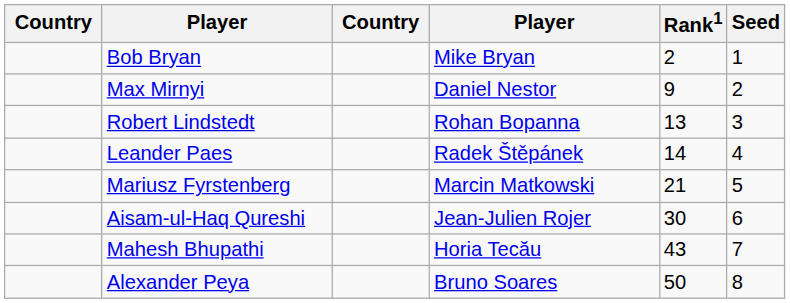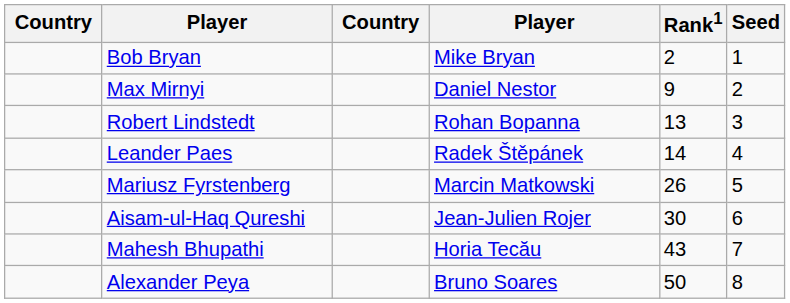(675, 185) 21 -> (675, 185) 26
